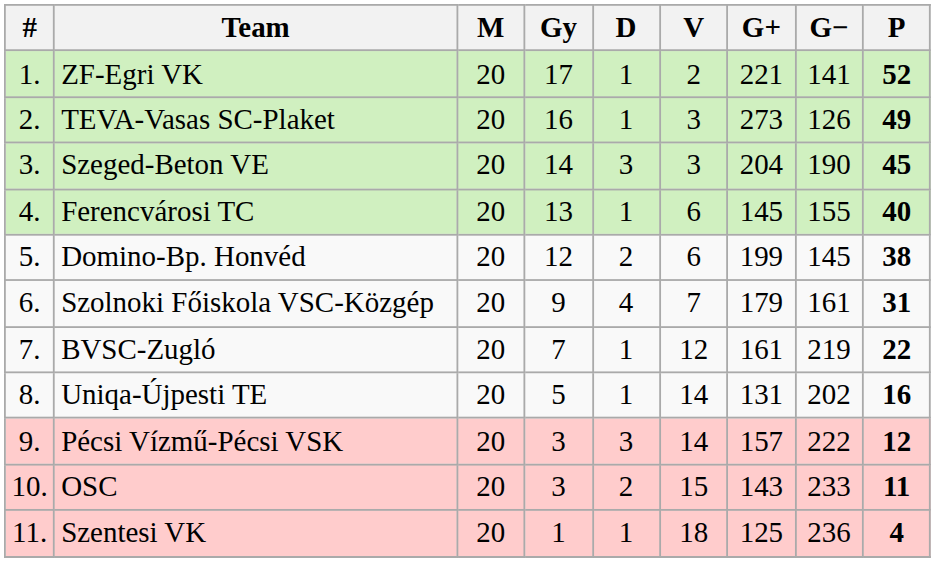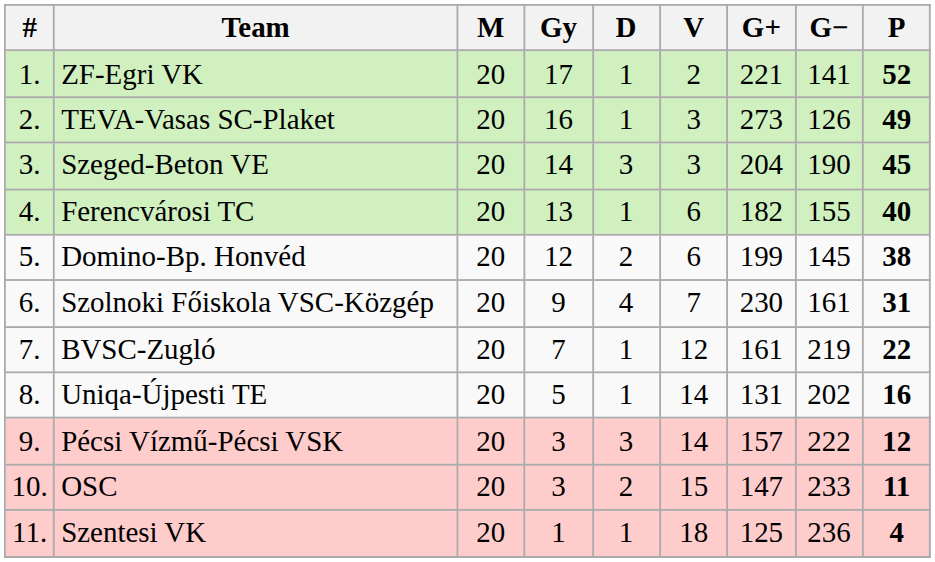(761, 211) 145 -> (761, 211) 182
(761, 303) 179 -> (761, 303) 230
(761, 486) 143 -> (761, 486) 147
